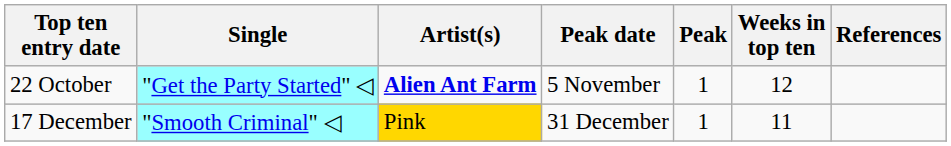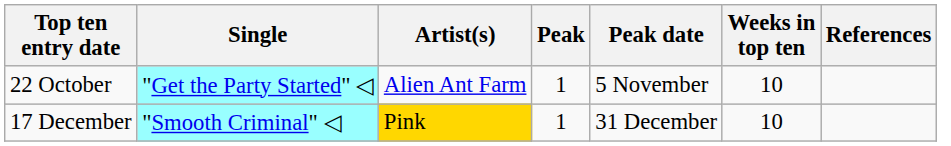columns swapped: (703, 35) <-> (608, 35)
(460, 84) bold -> (455, 84) normal
(782, 84) 12 -> (771, 84) 10
(782, 122) 11 -> (771, 122) 10
